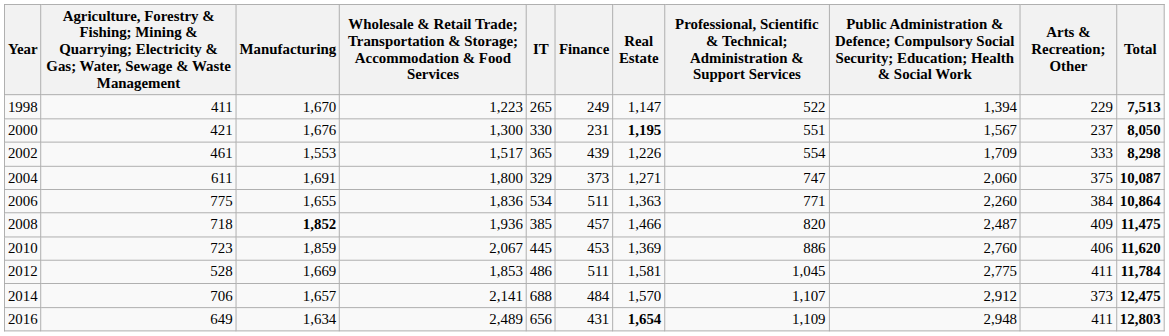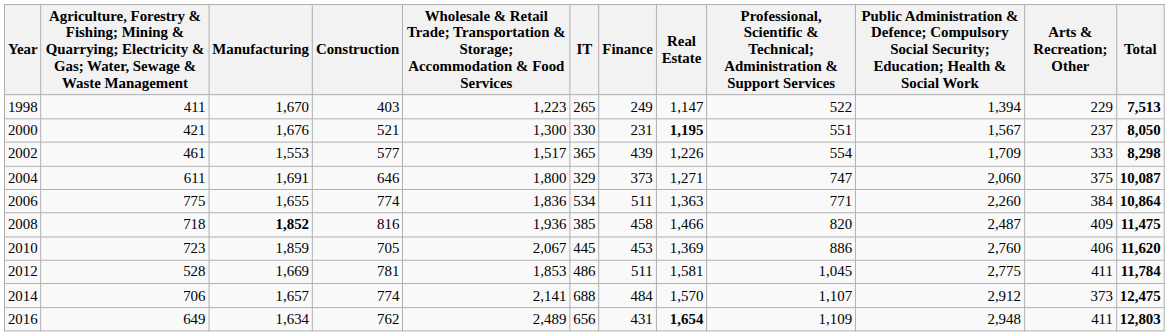+ column: (358, 49)
(598, 224) 457 -> (642, 224) 458
